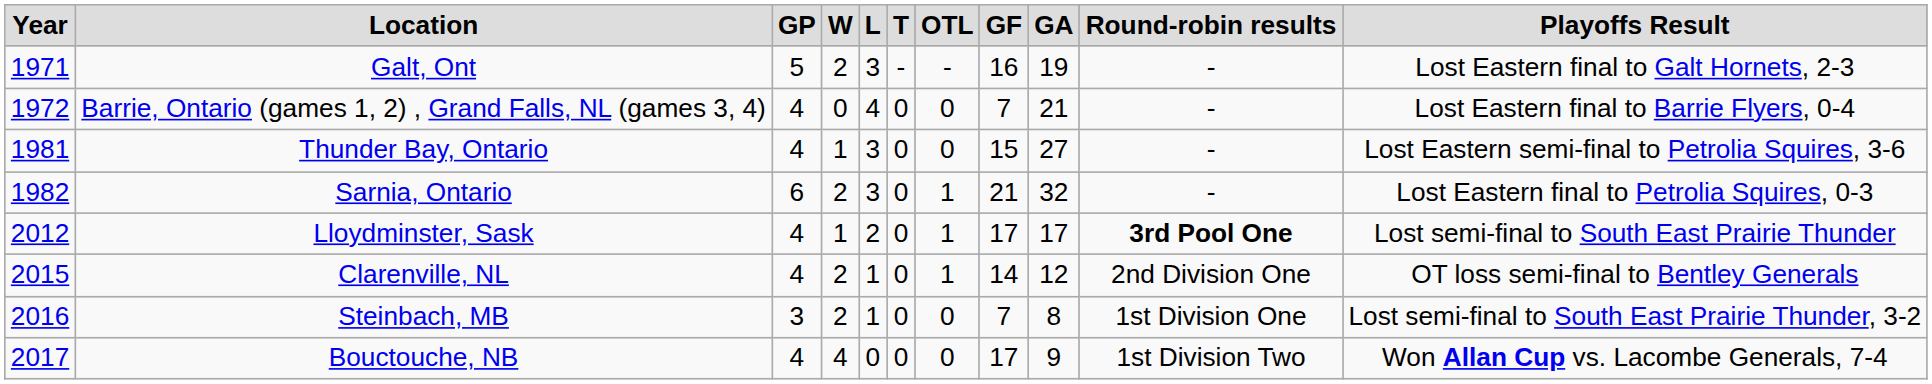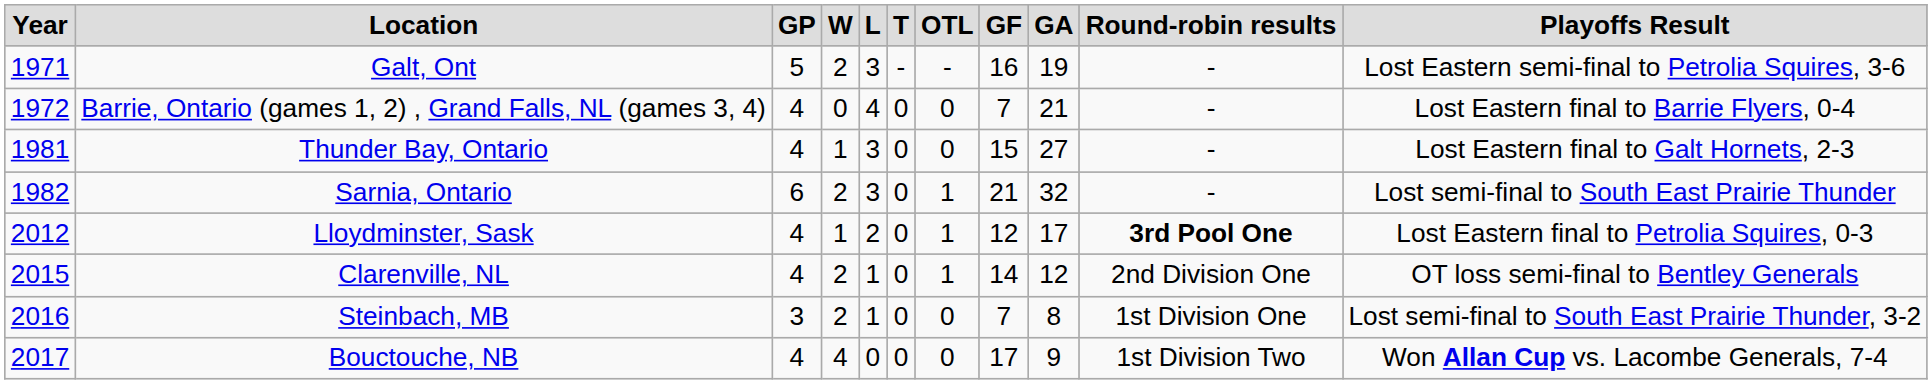(1635, 66) Lost Eastern final to Galt Hornets, 2-3 -> (1635, 66) Lost Eastern semi-final to Petrolia Squires, 3-6
(1635, 150) Lost Eastern semi-final to Petrolia Squires, 3-6 -> (1635, 150) Lost Eastern final to Galt Hornets, 2-3
(1635, 191) Lost Eastern final to Petrolia Squires, 0-3 -> (1635, 191) Lost semi-final to South East Prairie Thunder
(1004, 233) 17 -> (1004, 233) 12
(1635, 233) Lost semi-final to South East Prairie Thunder -> (1635, 233) Lost Eastern final to Petrolia Squires, 0-3
